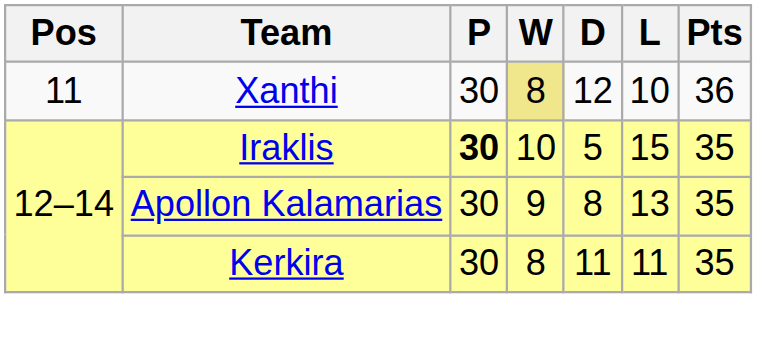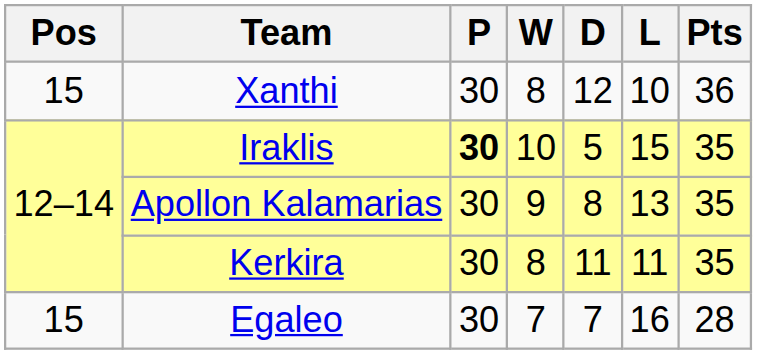(64, 90) 11 -> (64, 90) 15
(536, 90) khaki background -> (536, 90) no background
+ row: (286, 319)
